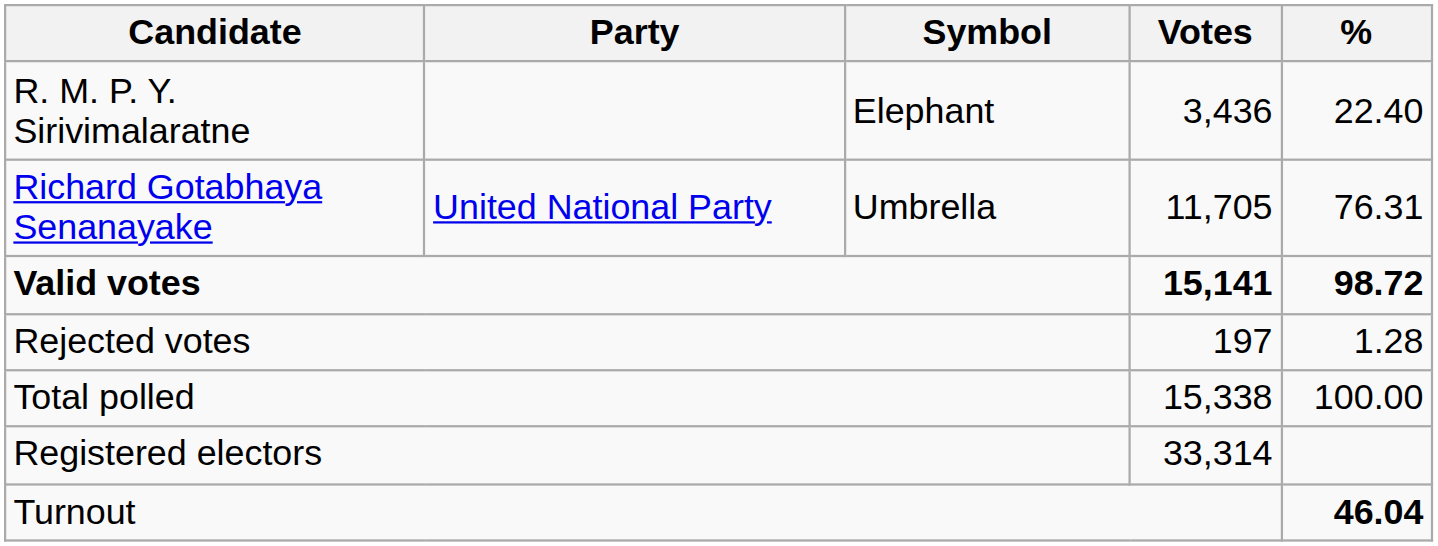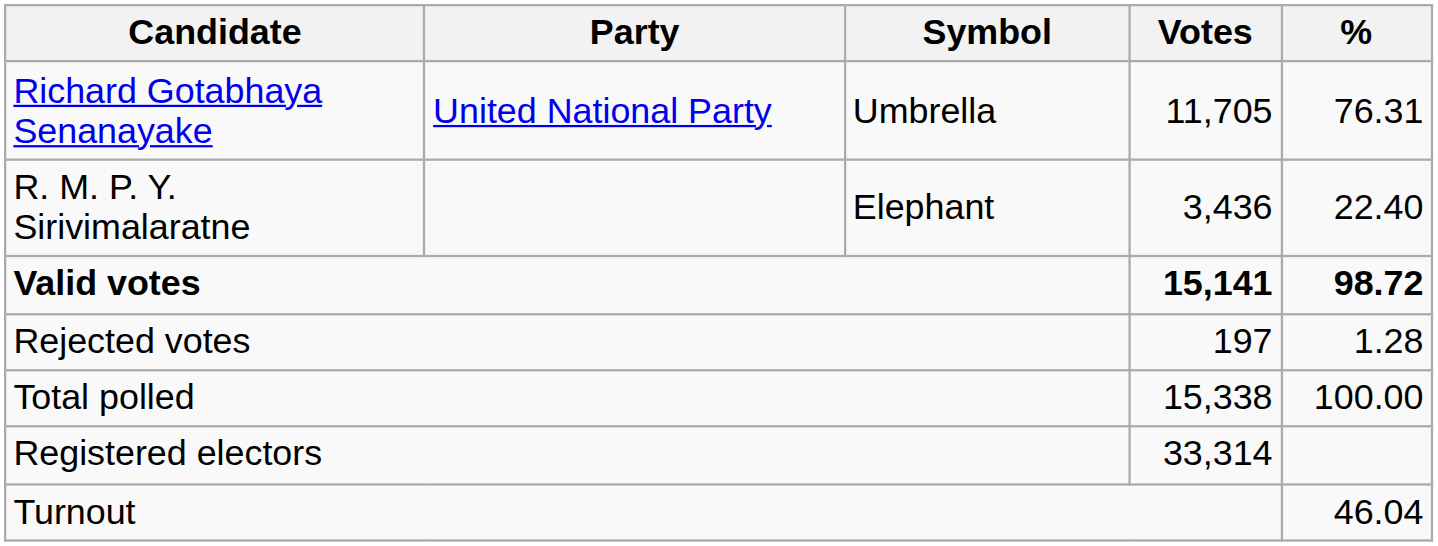rows swapped: (168, 207) <-> (132, 109)
(1379, 511) bold -> (1379, 511) normal
